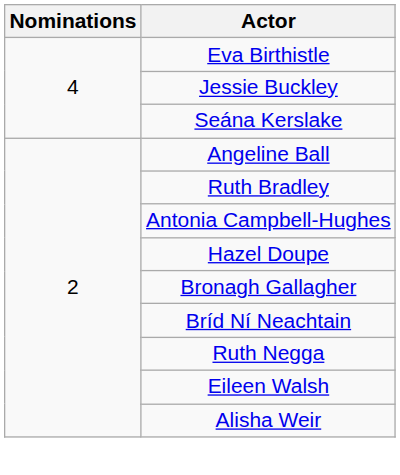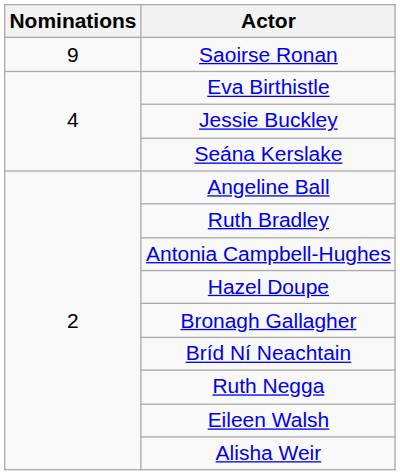+ row: (268, 54)
